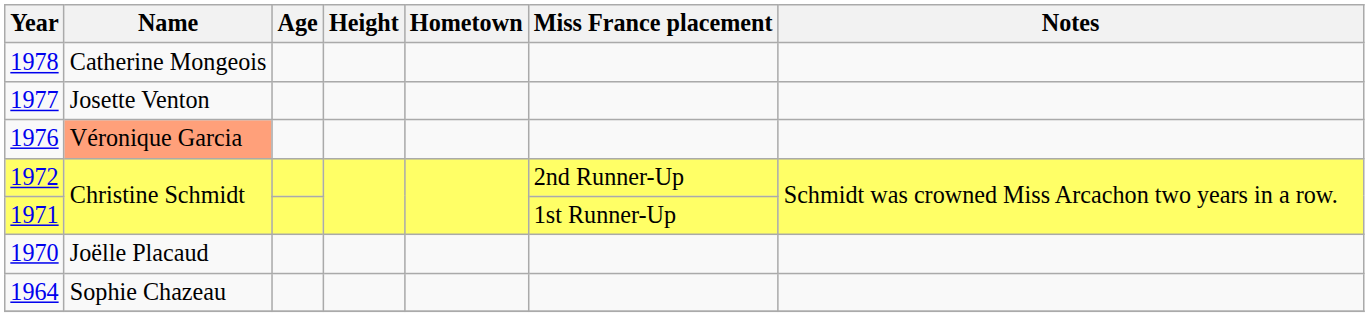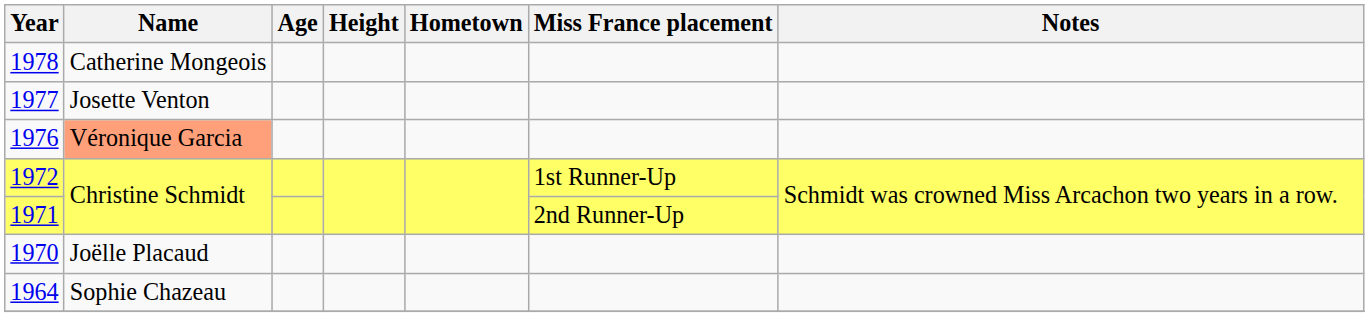(609, 176) 2nd Runner-Up -> (605, 176) 1st Runner-Up
(605, 215) 1st Runner-Up -> (609, 215) 2nd Runner-Up
